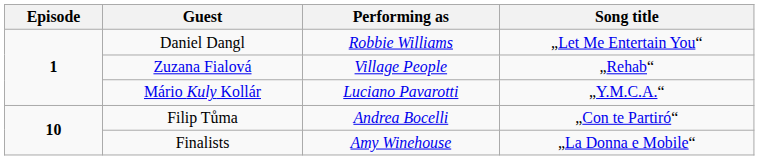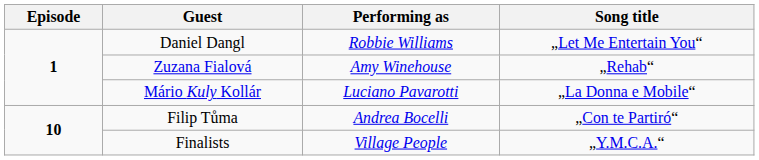(401, 67) Village People -> (401, 67) Amy Winehouse
(627, 92) „Y.M.C.A.“ -> (627, 92) „La Donna e Mobile“
(401, 142) Amy Winehouse -> (401, 142) Village People
(627, 142) „La Donna e Mobile“ -> (627, 142) „Y.M.C.A.“
